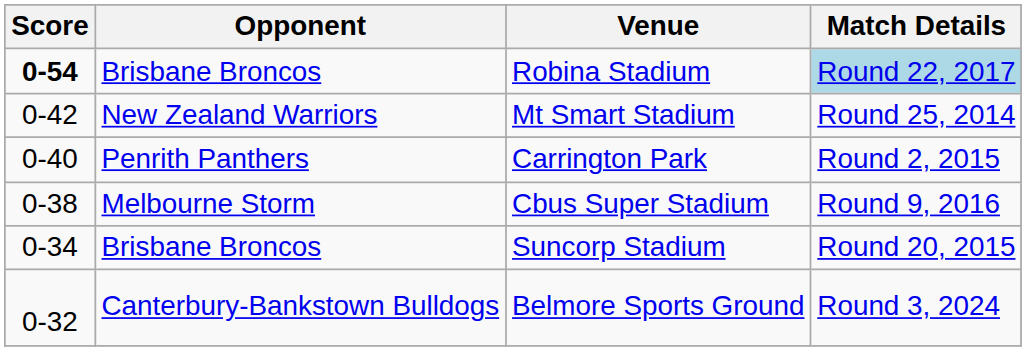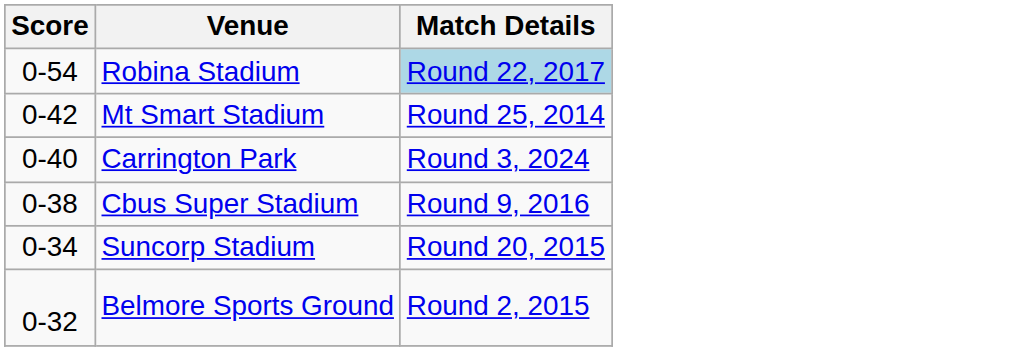- column: (300, 26)
(50, 70) bold -> (50, 70) normal
(909, 159) Round 2, 2015 -> (498, 159) Round 3, 2024
(909, 307) Round 3, 2024 -> (498, 307) Round 2, 2015
